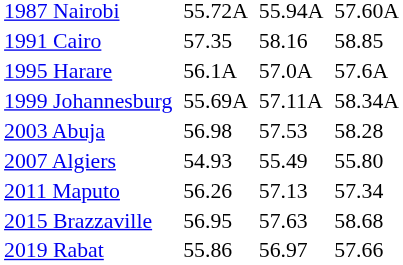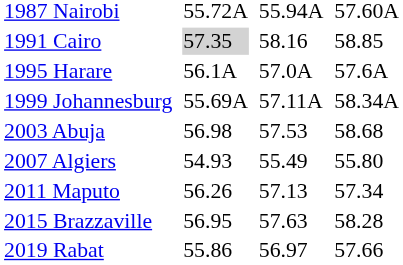(208, 41) no background -> (208, 41) lightgrey background
(359, 130) 58.28 -> (359, 130) 58.68
(359, 220) 58.68 -> (359, 220) 58.28
